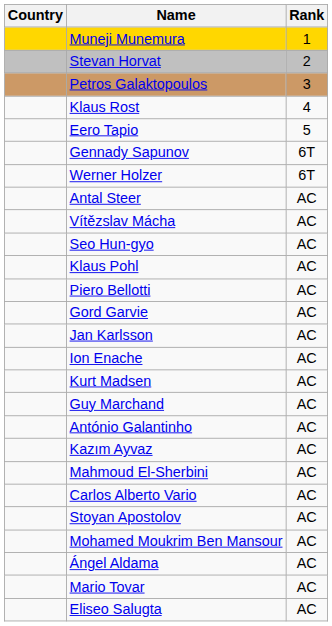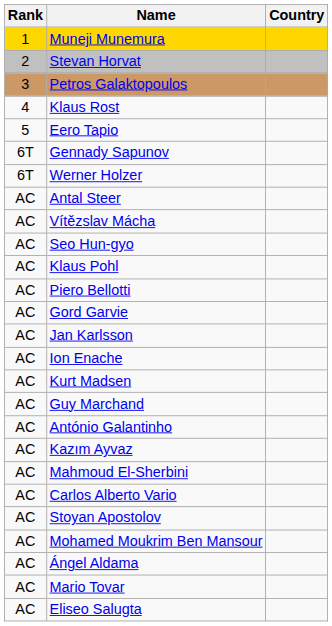columns swapped: (307, 15) <-> (35, 15)
